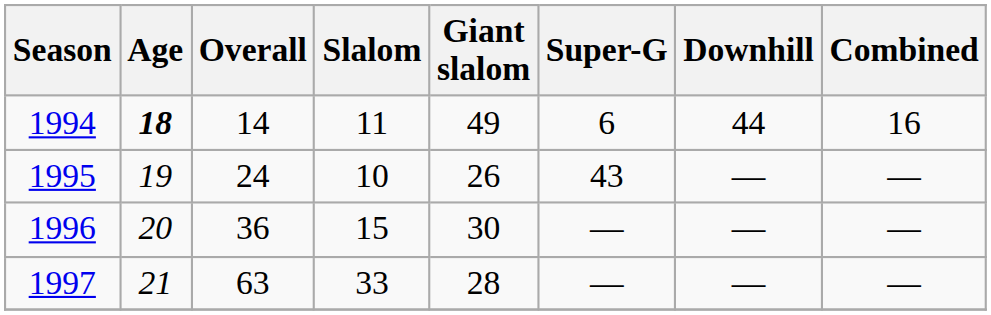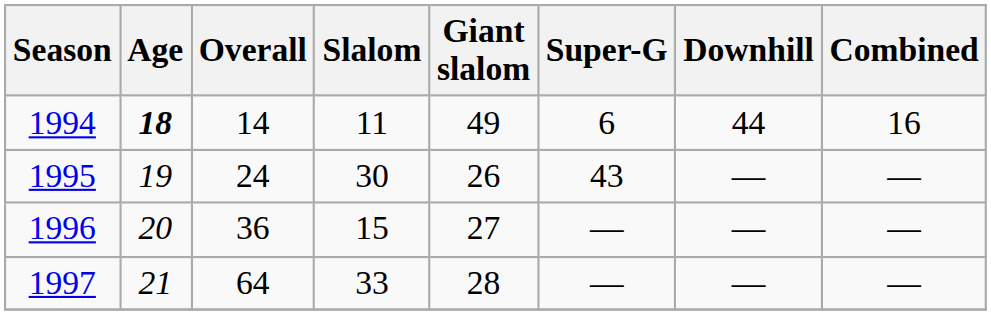(372, 175) 10 -> (372, 175) 30
(484, 228) 30 -> (484, 228) 27
(253, 282) 63 -> (253, 282) 64
